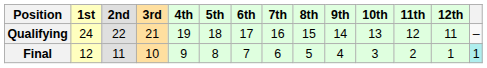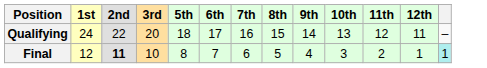- column: (184, 14)
(152, 33) 21 -> (152, 33) 20
(119, 53) normal -> (119, 53) bold
